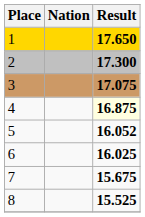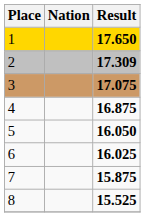(116, 62) 17.300 -> (116, 62) 17.309
(116, 108) lightyellow background -> (116, 108) no background
(116, 131) 16.052 -> (116, 131) 16.050
(116, 177) 15.675 -> (116, 177) 15.875
